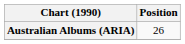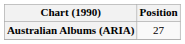(159, 30) 26 -> (159, 30) 27
